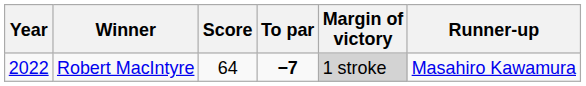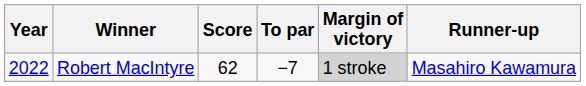(228, 67) 64 -> (228, 67) 62
(288, 67) bold -> (288, 67) normal
